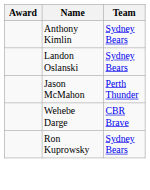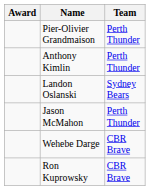+ row: (69, 34)
(120, 34) Sydney Bears -> (123, 62) Perth Thunder
(120, 144) Sydney Bears -> (118, 172) CBR Brave
